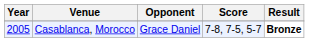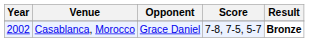(18, 29) 2005 -> (18, 29) 2002
